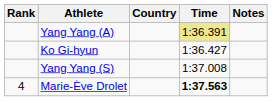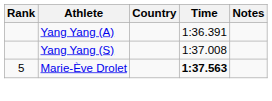(204, 31) khaki background -> (204, 31) no background
- row: (69, 50)
(21, 86) 4 -> (21, 68) 5
